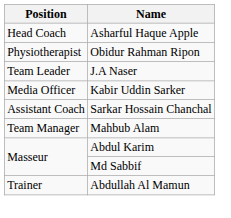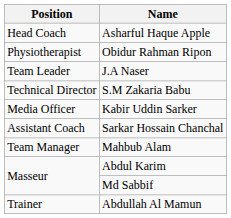+ row: (146, 90)
